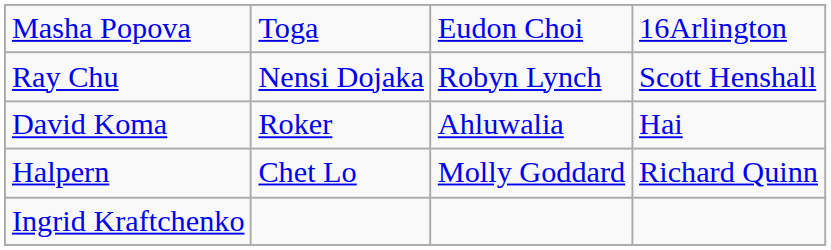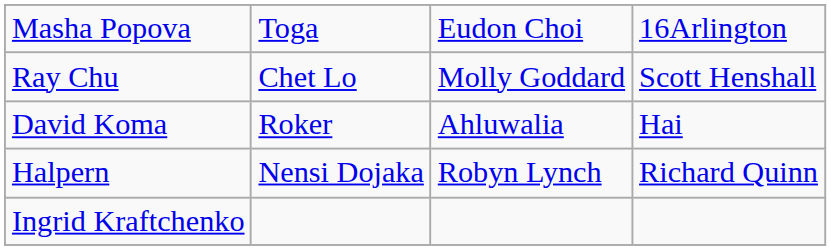(341, 76) Nensi Dojaka -> (308, 76) Chet Lo
(520, 76) Robyn Lynch -> (531, 76) Molly Goddard
(308, 172) Chet Lo -> (341, 172) Nensi Dojaka
(531, 172) Molly Goddard -> (520, 172) Robyn Lynch
